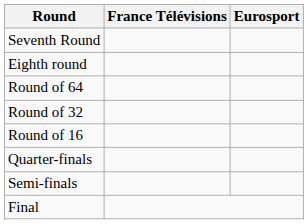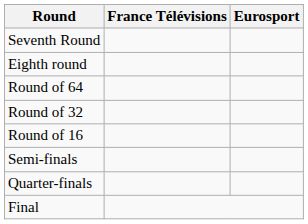rows swapped: (50, 159) <-> (43, 183)
